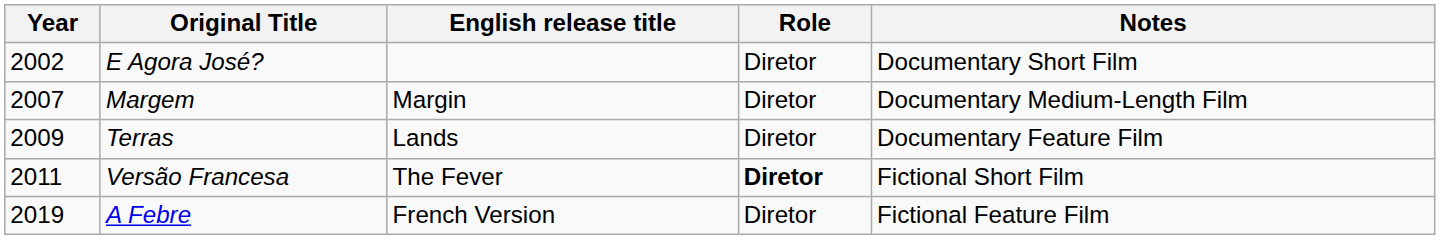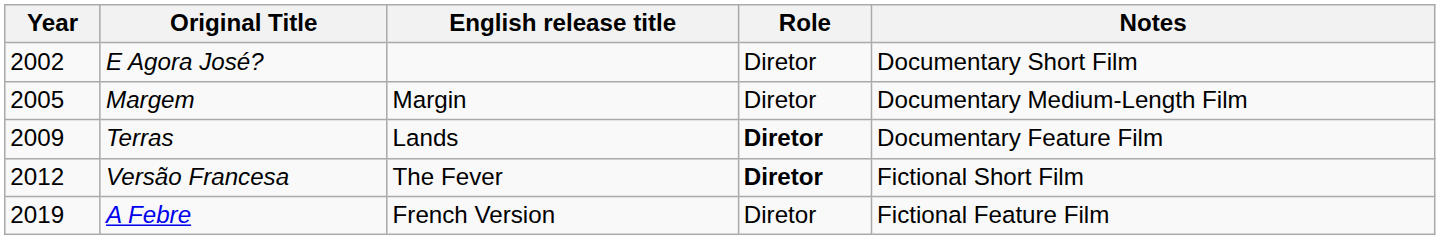(37, 100) 2007 -> (37, 100) 2005
(780, 138) normal -> (783, 138) bold
(36, 176) 2011 -> (37, 176) 2012
